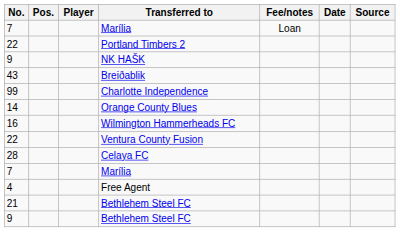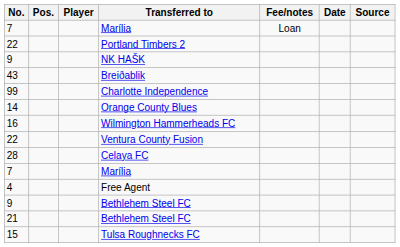rows swapped: (9, 219) <-> (12, 203)
+ row: (12, 235)
